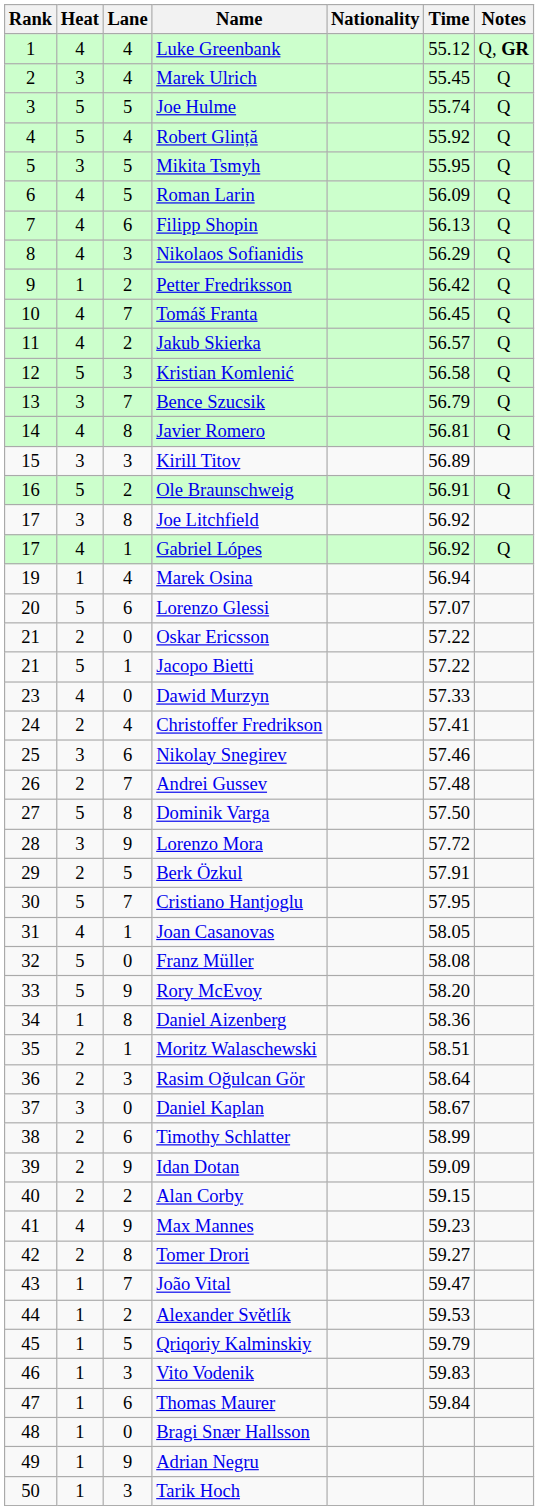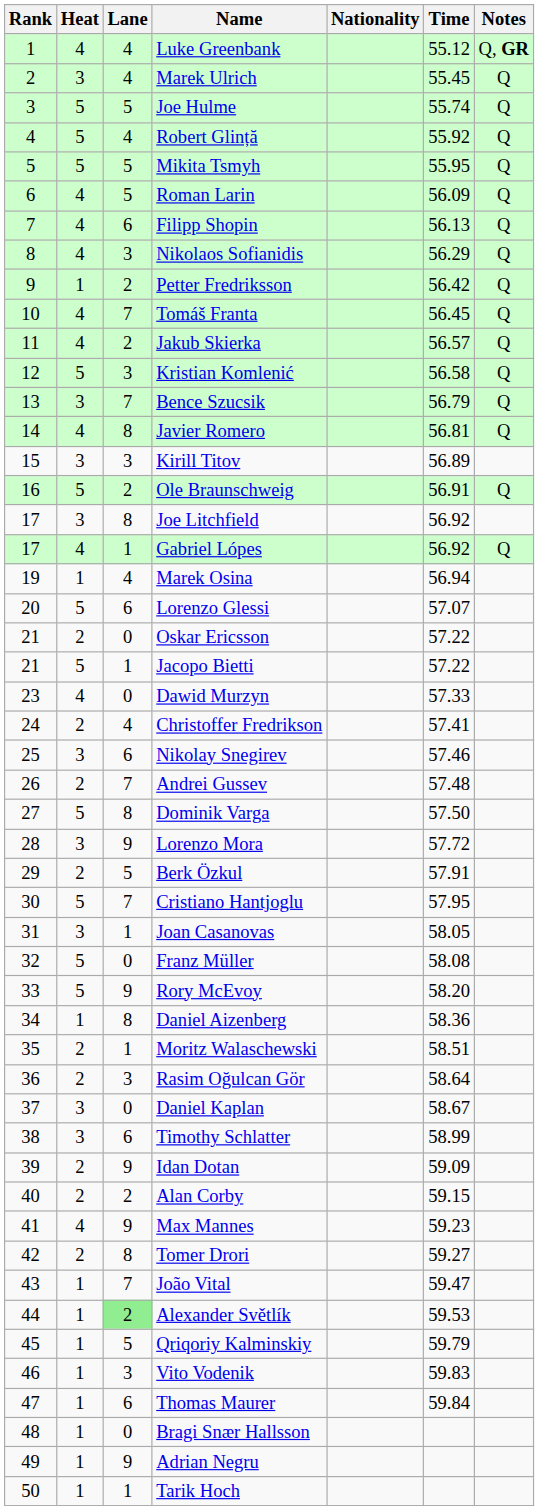(80, 166) 3 -> (80, 166) 5
(80, 931) 4 -> (80, 931) 3
(80, 1137) 2 -> (80, 1137) 3
(128, 1314) no background -> (128, 1314) lightgreen background
(128, 1490) 3 -> (128, 1490) 1
